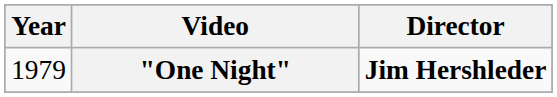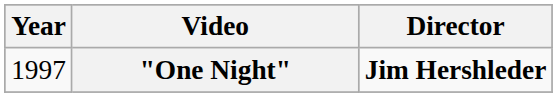(39, 69) 1979 -> (39, 69) 1997
